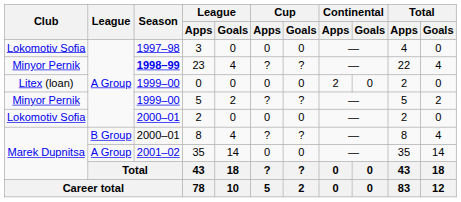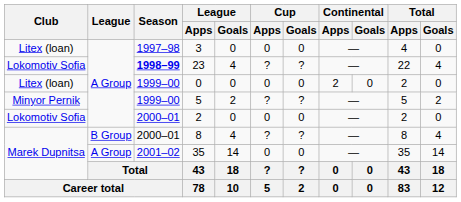(46, 48) Lokomotiv Sofia -> (46, 48) Litex (loan)
(46, 65) Minyor Pernik -> (46, 65) Lokomotiv Sofia
